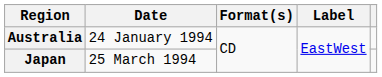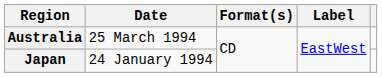(151, 38) 24 January 1994 -> (143, 38) 25 March 1994
(143, 61) 25 March 1994 -> (151, 61) 24 January 1994
